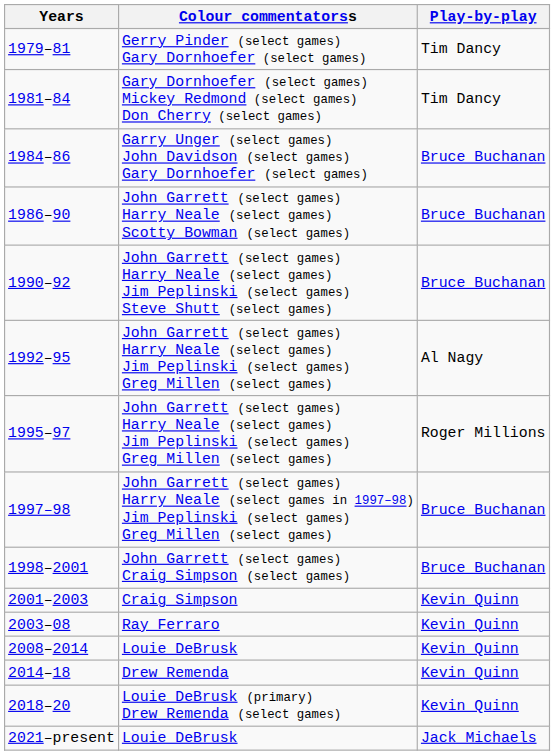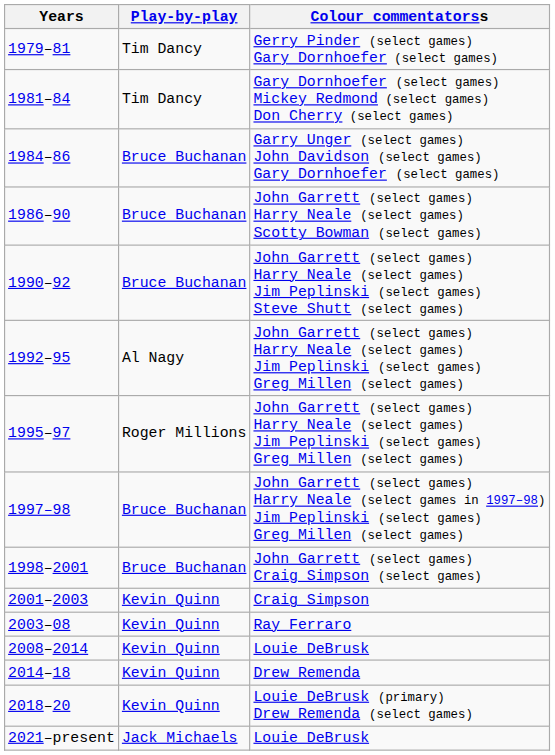columns swapped: (483, 17) <-> (268, 17)
